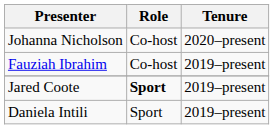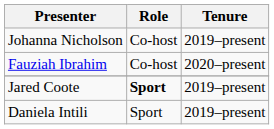(225, 40) 2020–present -> (225, 40) 2019–present
(225, 64) 2019–present -> (225, 64) 2020–present
